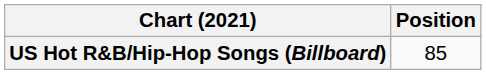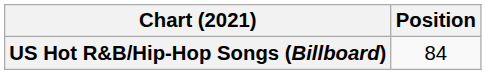(436, 52) 85 -> (436, 52) 84
